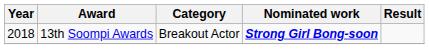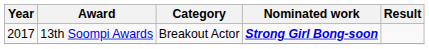(21, 33) 2018 -> (21, 33) 2017
